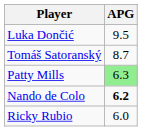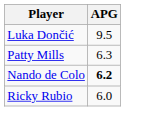- row: (54, 55)
(121, 75) lightgreen background -> (104, 55) no background
